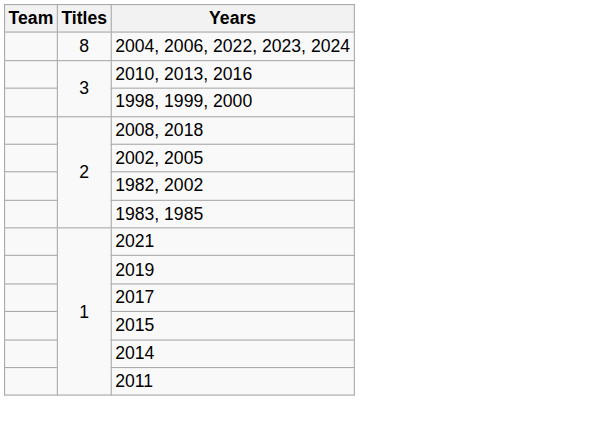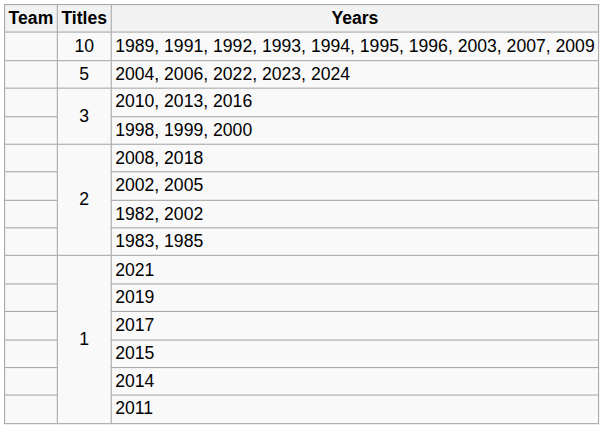+ row: (355, 46)
(84, 46) 8 -> (84, 74) 5
